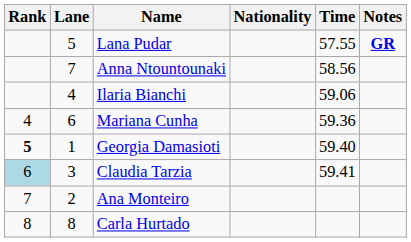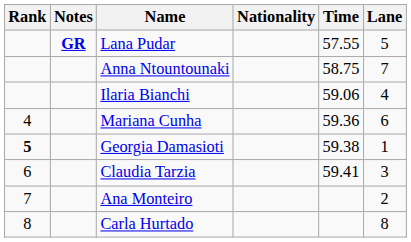columns swapped: (72, 17) <-> (383, 17)
(337, 69) 58.56 -> (341, 69) 58.75
(337, 146) 59.40 -> (341, 146) 59.38
(27, 172) lightblue background -> (27, 172) no background
